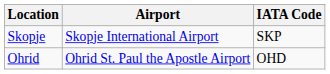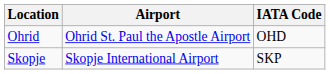rows swapped: (23, 58) <-> (26, 36)
